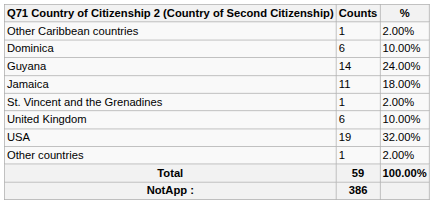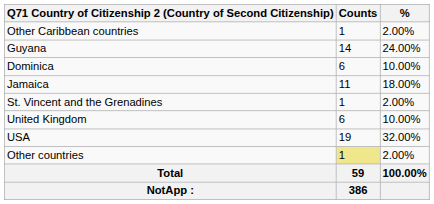rows swapped: (30, 48) <-> (27, 66)
(342, 155) no background -> (342, 155) khaki background
